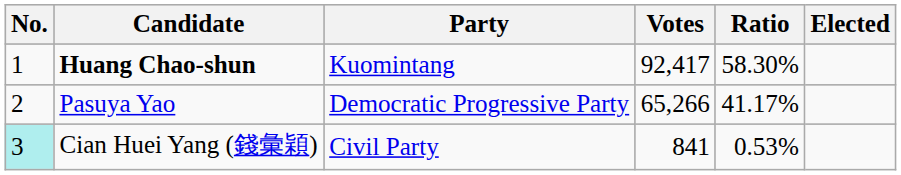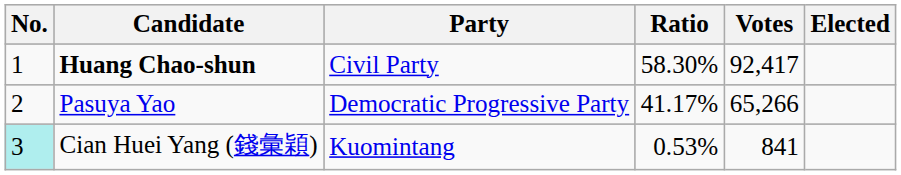columns swapped: (675, 24) <-> (760, 24)
(392, 64) Kuomintang -> (384, 64) Civil Party
(384, 146) Civil Party -> (392, 146) Kuomintang
